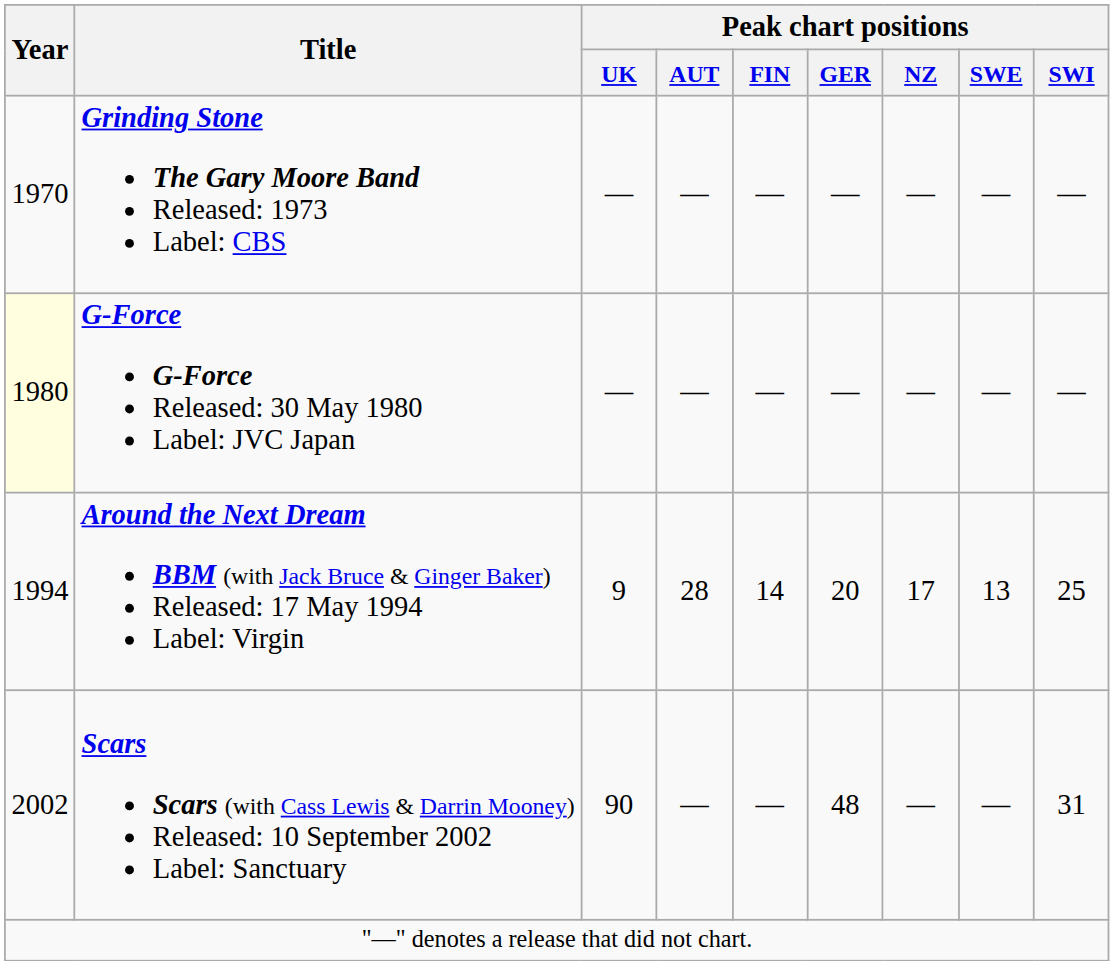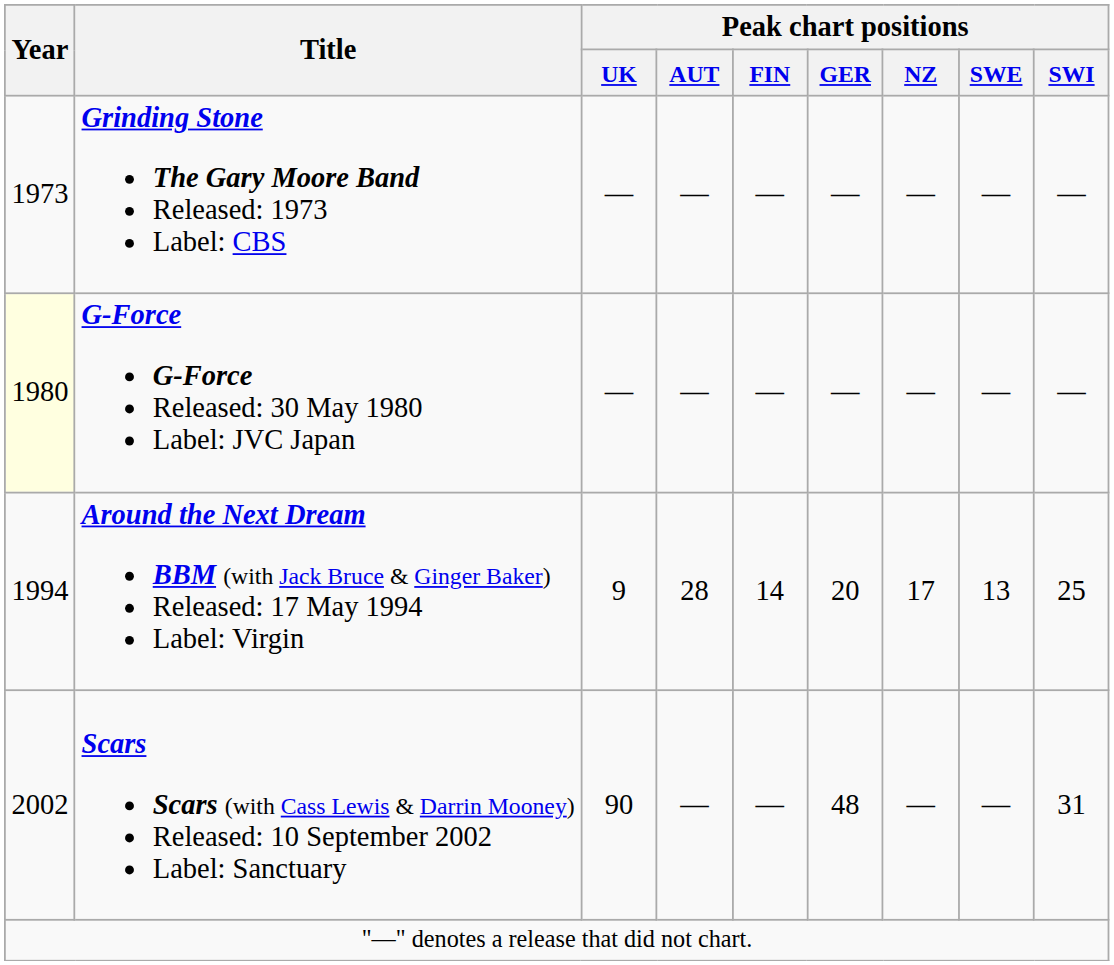(40, 193) 1970 -> (40, 193) 1973
